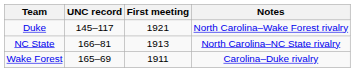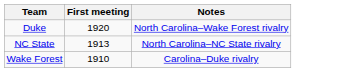- column: (95, 12)
(158, 28) 1921 -> (98, 28) 1920
(158, 59) 1911 -> (98, 59) 1910
